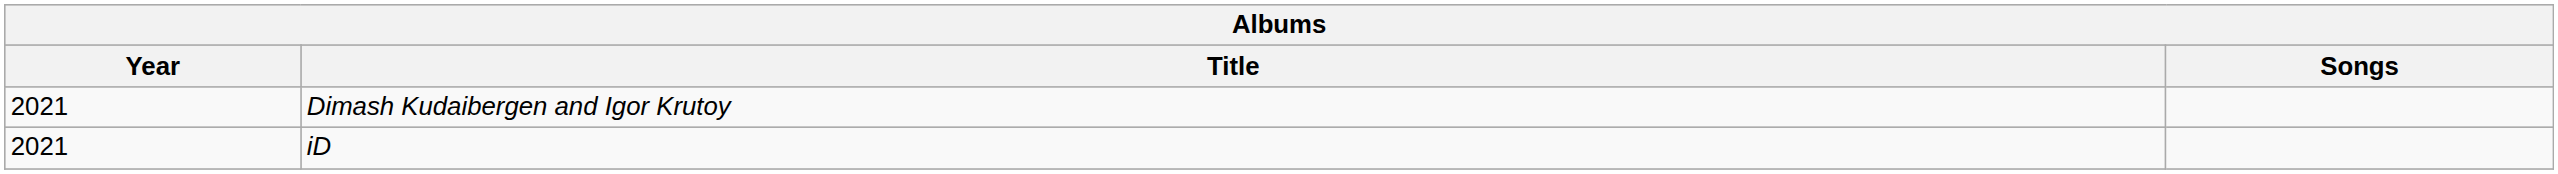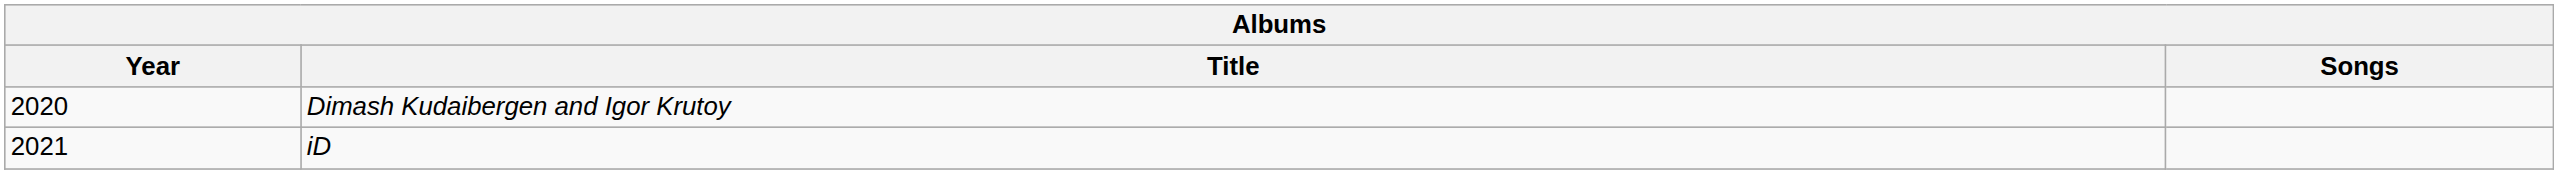(39, 106) 2021 -> (39, 106) 2020
